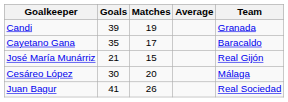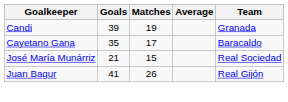(241, 58) Real Gijón -> (250, 58) Real Sociedad
- row: (40, 74)
(250, 89) Real Sociedad -> (241, 74) Real Gijón
